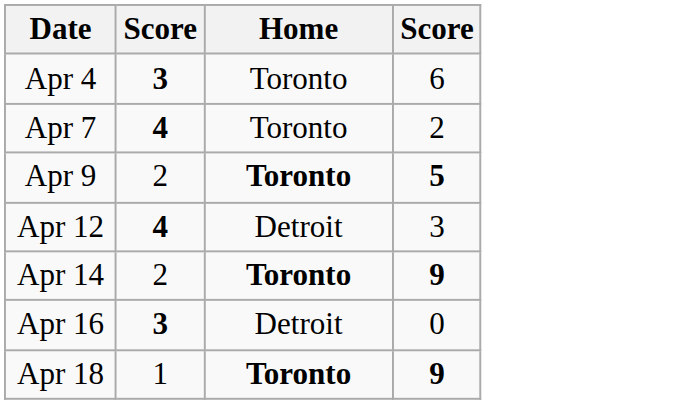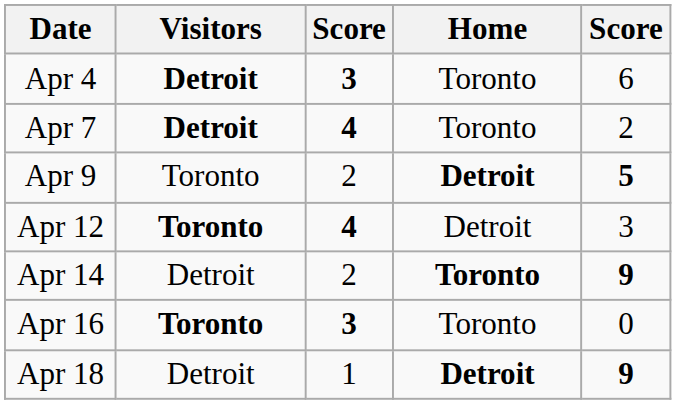+ column: (211, 29)
(299, 176) Toronto -> (487, 176) Detroit
(299, 324) Detroit -> (488, 324) Toronto
(299, 373) Toronto -> (487, 373) Detroit
